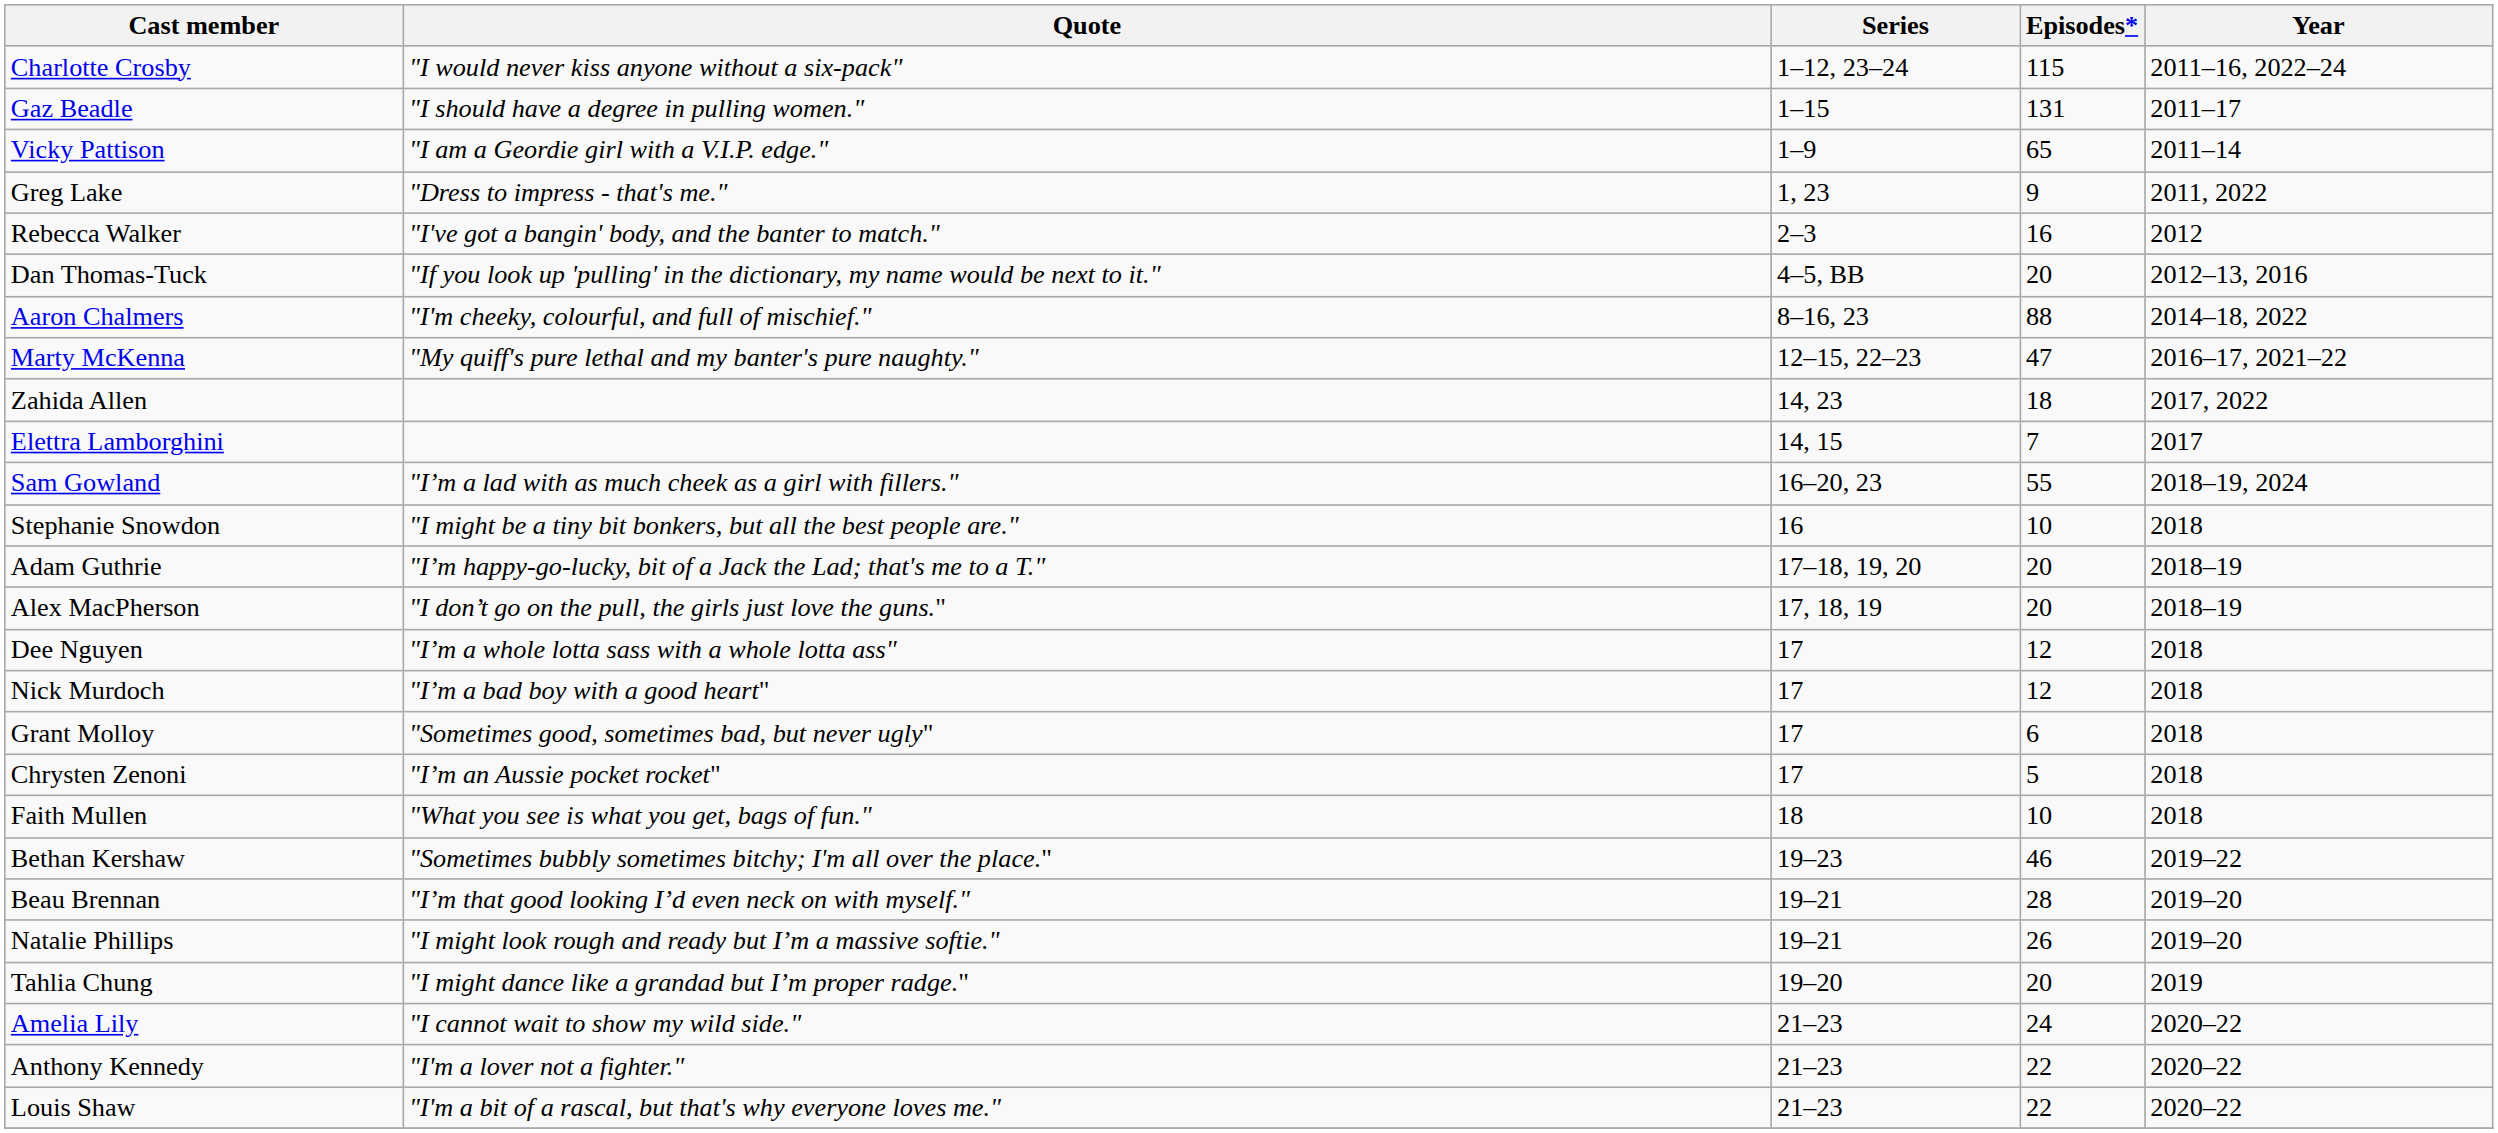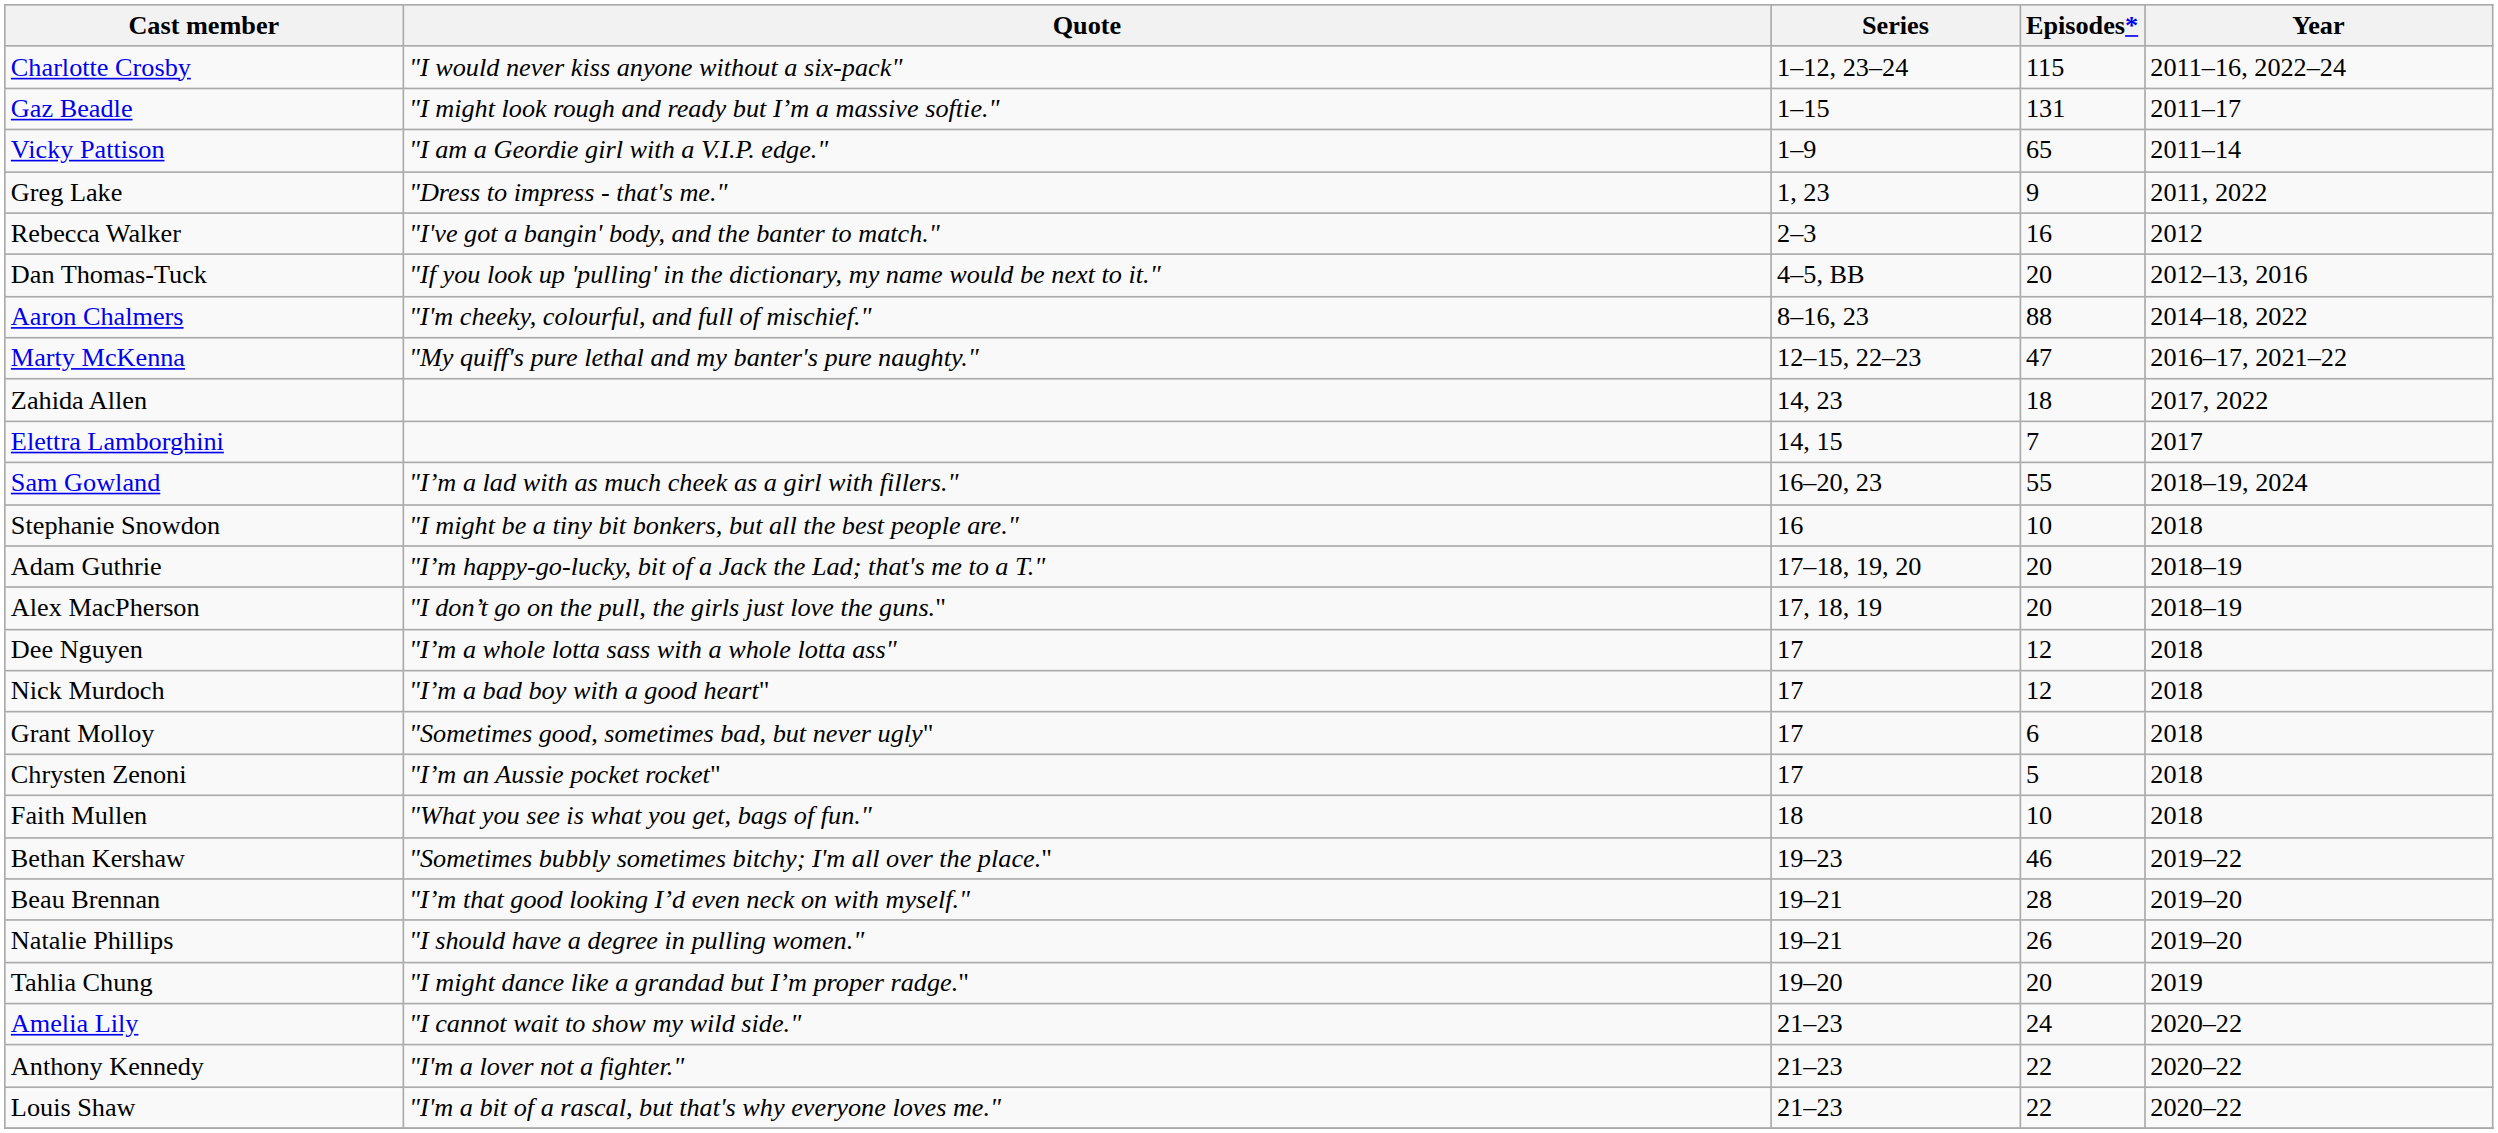(637, 108) "I should have a degree in pulling women." -> (704, 108) "I might look rough and ready but I’m a massive softie."
(704, 940) "I might look rough and ready but I’m a massive softie." -> (637, 940) "I should have a degree in pulling women."
